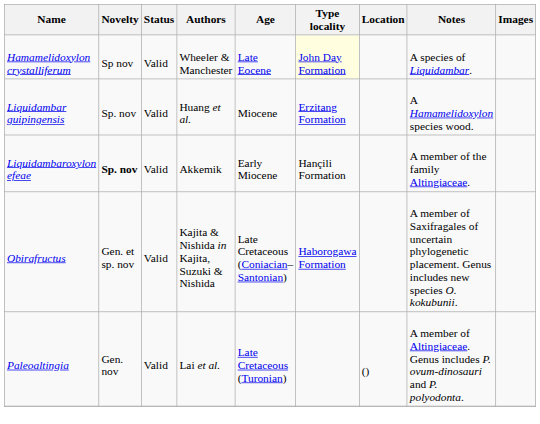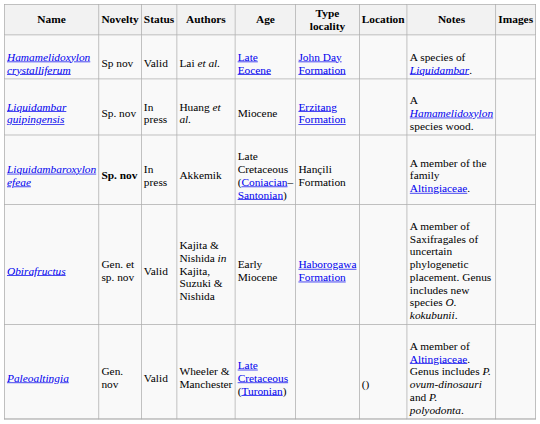(206, 63) Wheeler & Manchester -> (200, 63) Lai et al.
(322, 63) lightyellow background -> (322, 63) no background
(156, 113) Valid -> (156, 113) In press
(156, 169) Valid -> (156, 176) In press
(258, 169) Early Miocene -> (265, 176) Late Cretaceous (Coniacian–Santonian)
(265, 258) Late Cretaceous (Coniacian–Santonian) -> (258, 270) Early Miocene
(200, 365) Lai et al. -> (206, 378) Wheeler & Manchester
